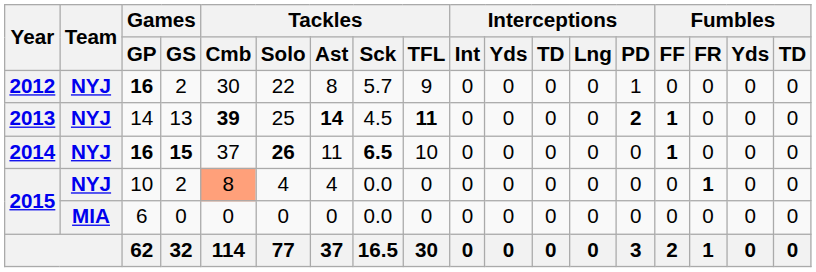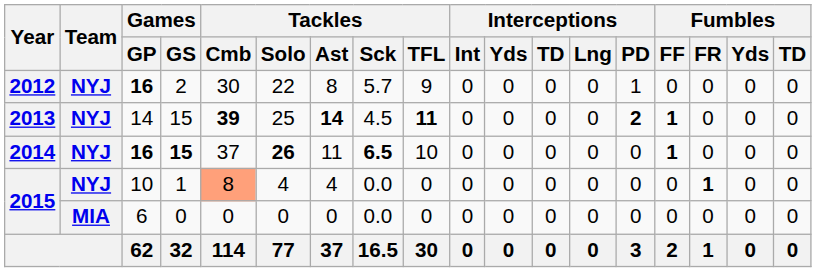(181, 119) 13 -> (181, 119) 15
(181, 184) 2 -> (181, 184) 1
